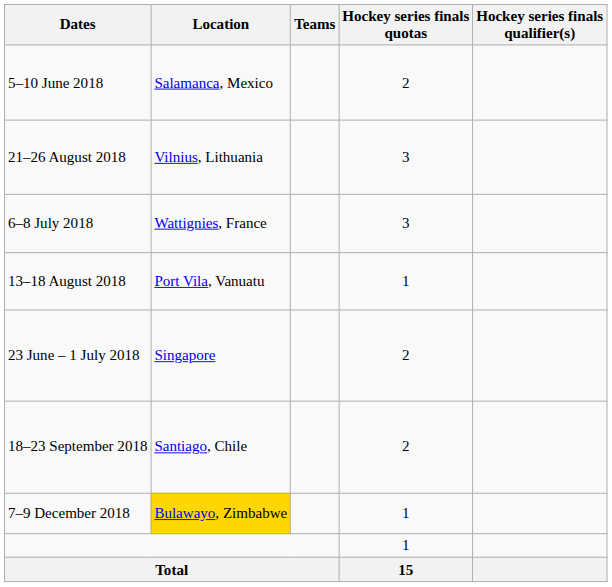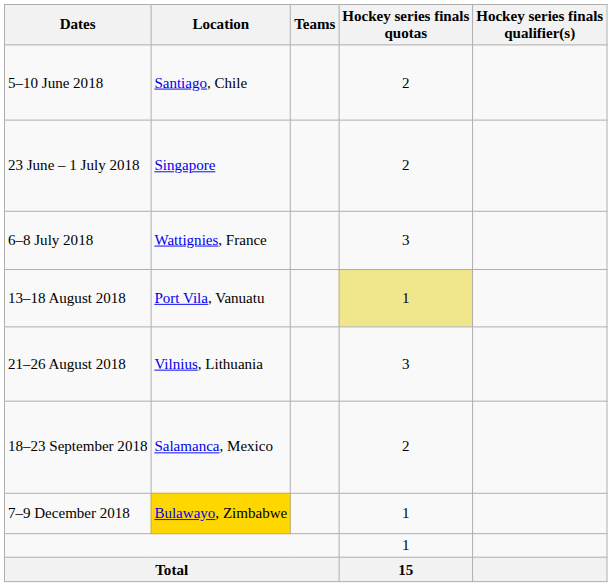(214, 82) Salamanca, Mexico -> (201, 82) Santiago, Chile
rows swapped: (74, 355) <-> (67, 157)
(406, 281) no background -> (406, 297) khaki background
(201, 447) Santiago, Chile -> (214, 447) Salamanca, Mexico
